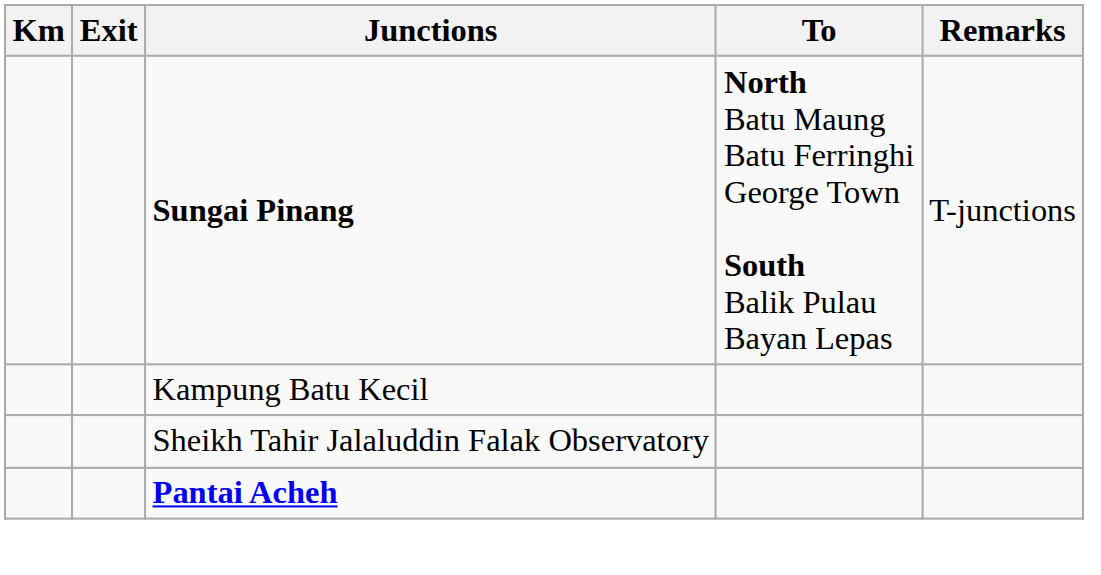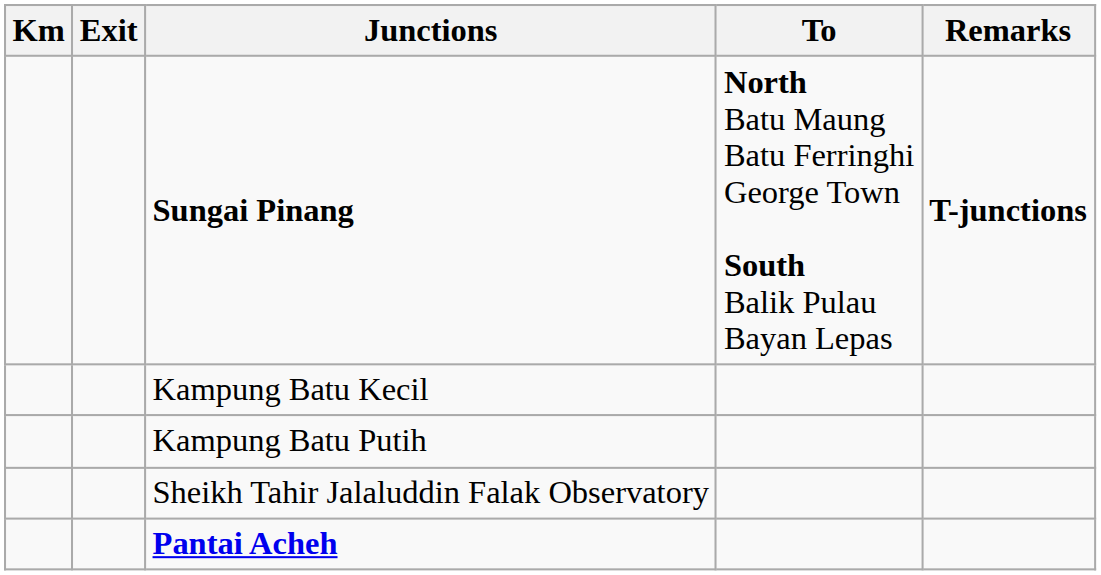(1003, 209) normal -> (1008, 209) bold
+ row: (290, 440)
